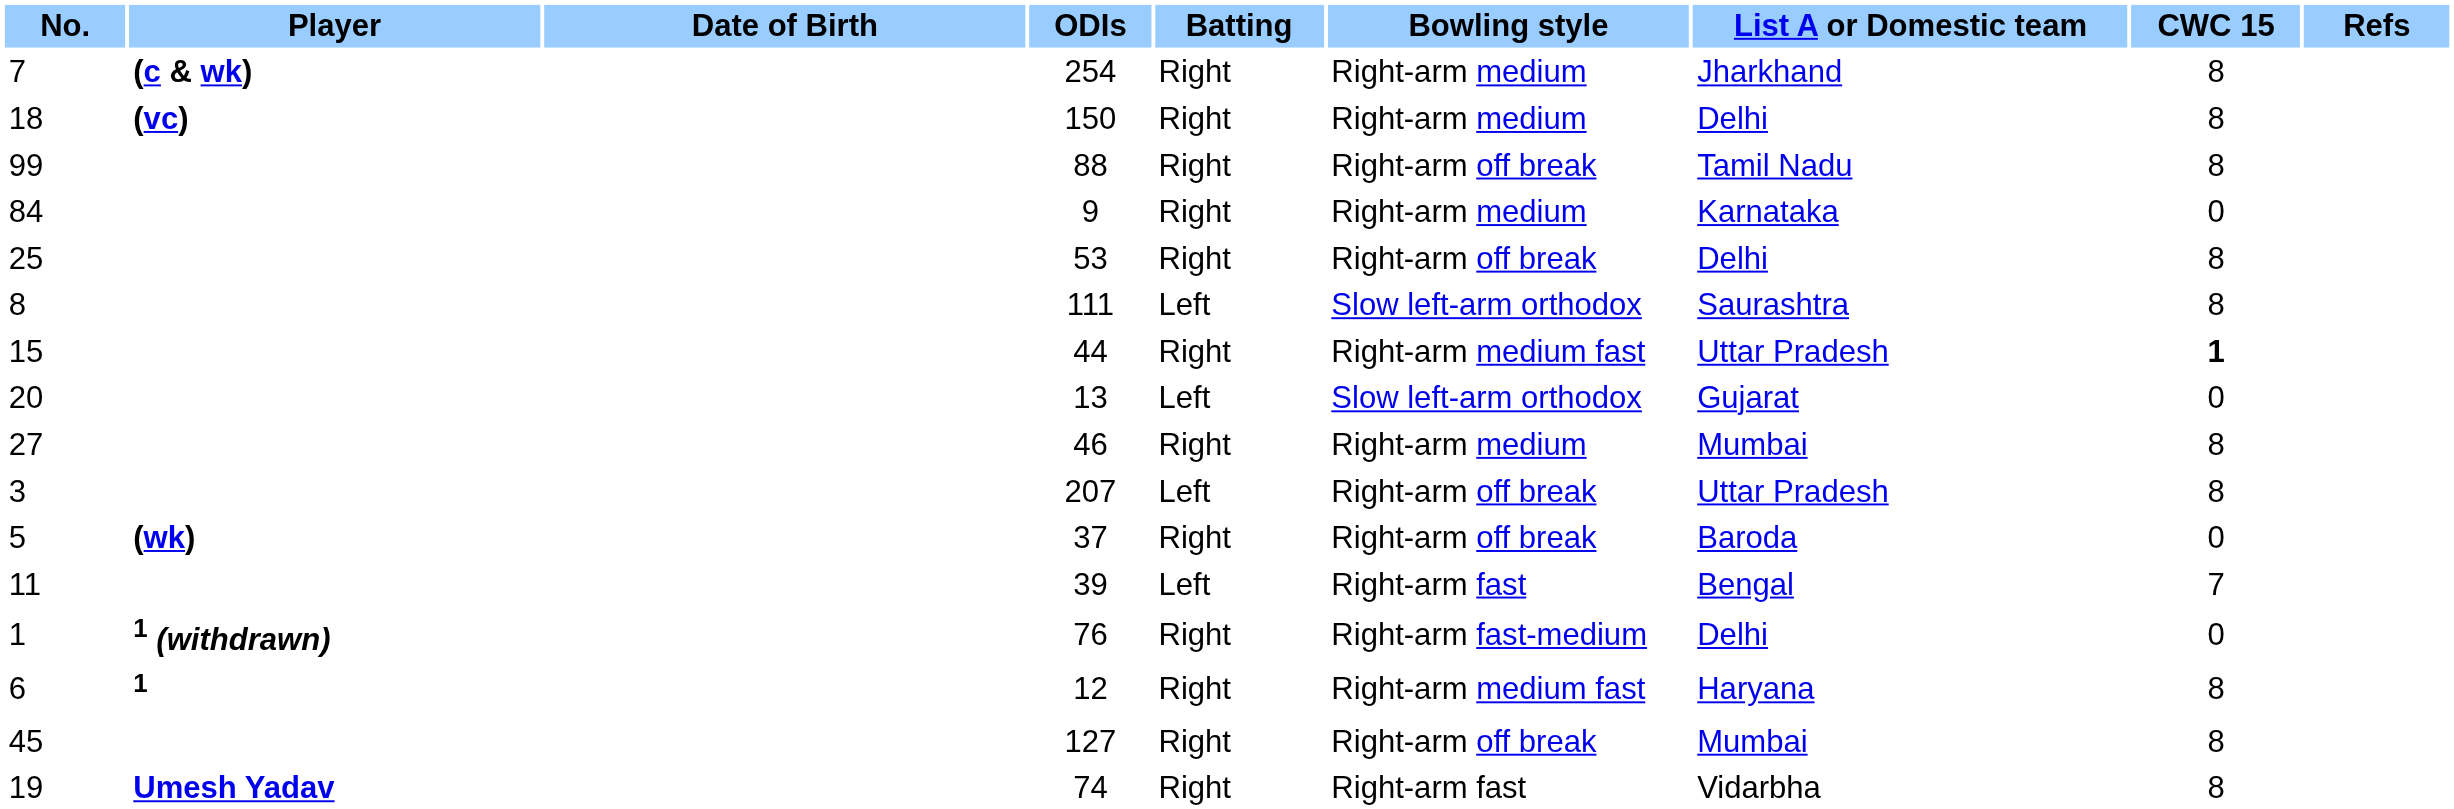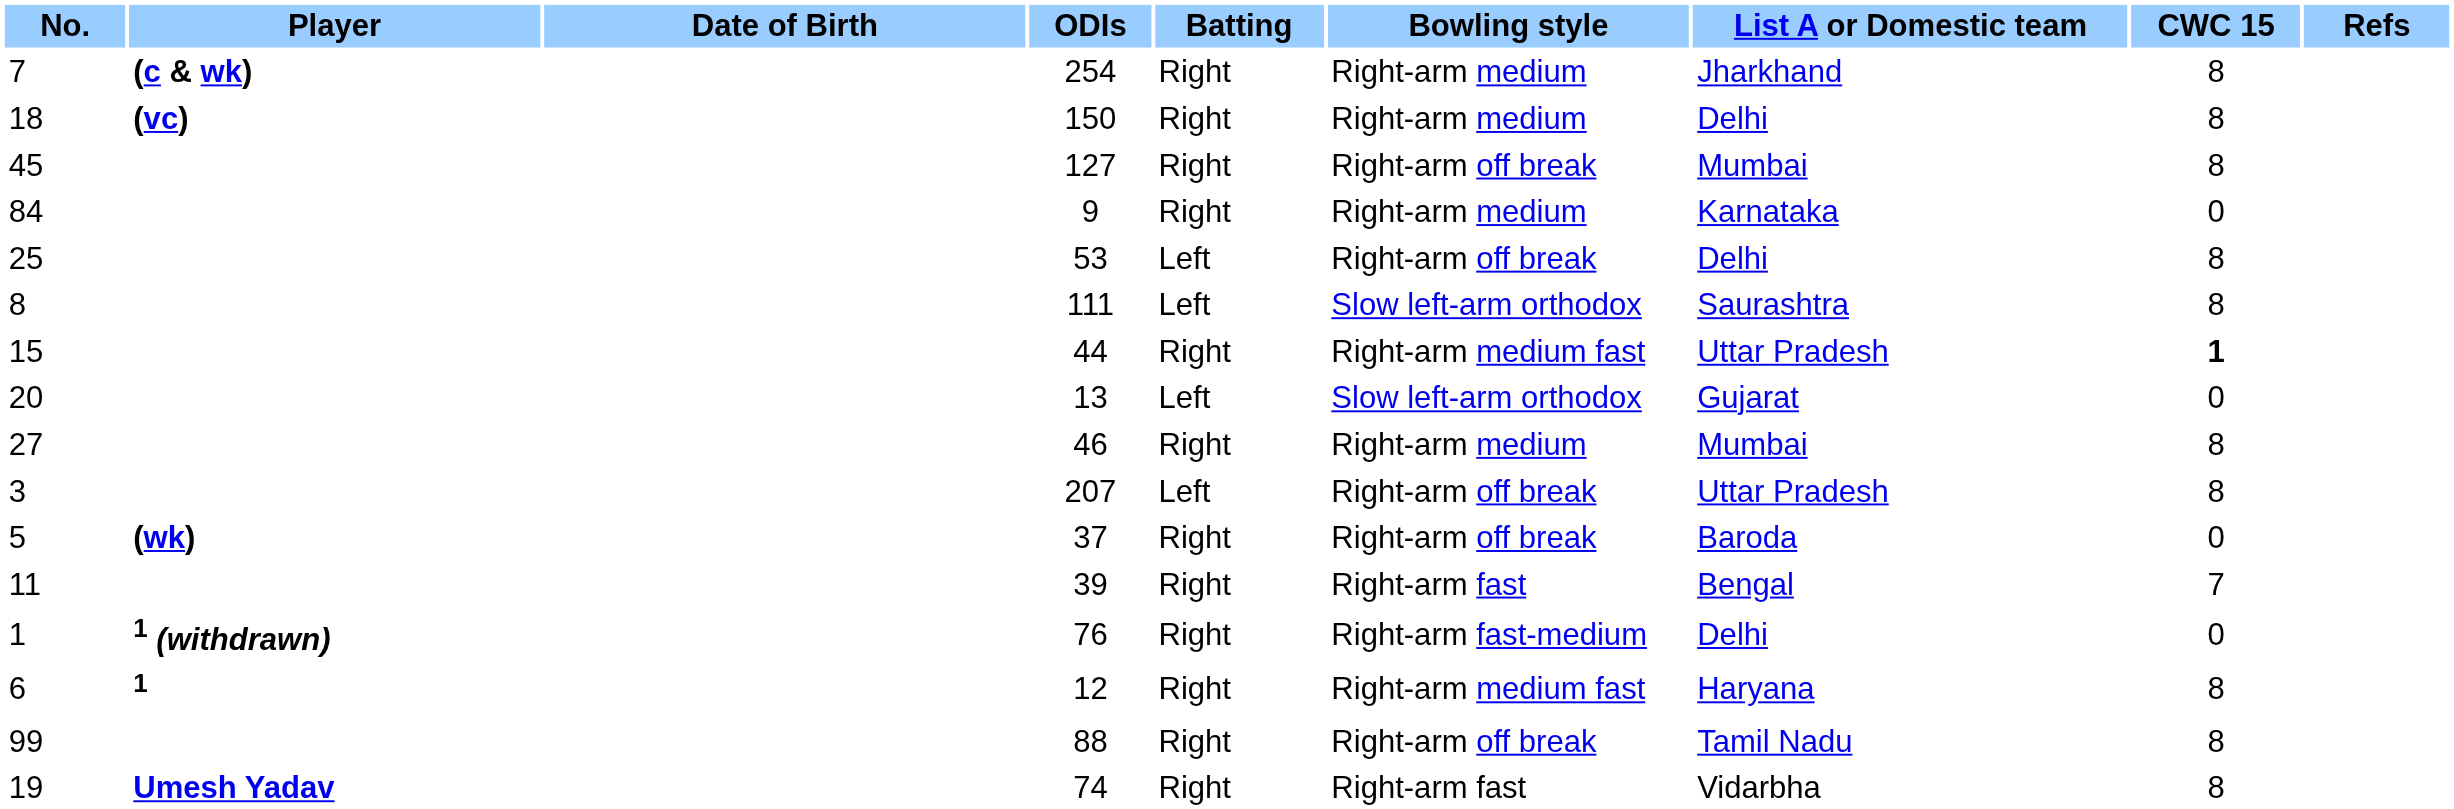rows swapped: (26, 165) <-> (26, 740)
(1195, 258) Right -> (1184, 258) Left
(1184, 584) Left -> (1195, 584) Right
